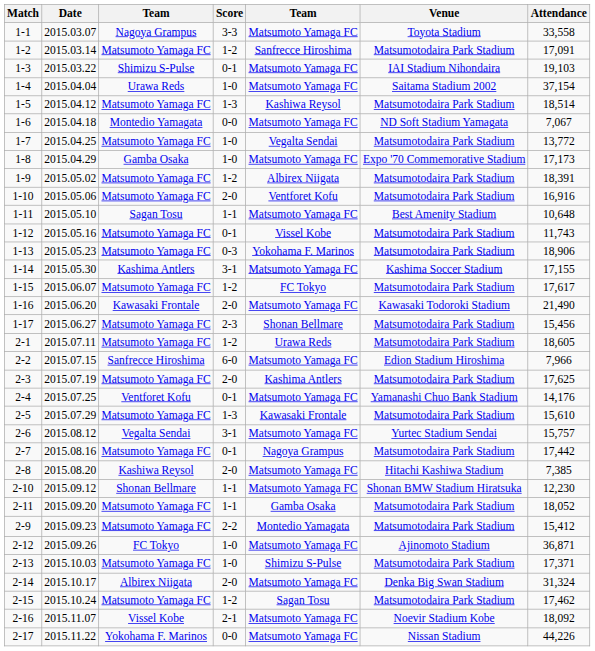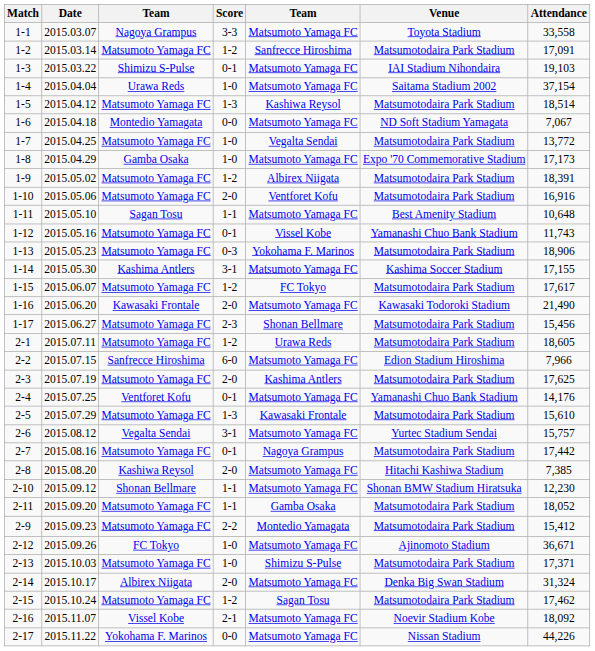(444, 232) Matsumotodaira Park Stadium -> (444, 232) Yamanashi Chuo Bank Stadium
(559, 545) 36,871 -> (559, 545) 36,671
